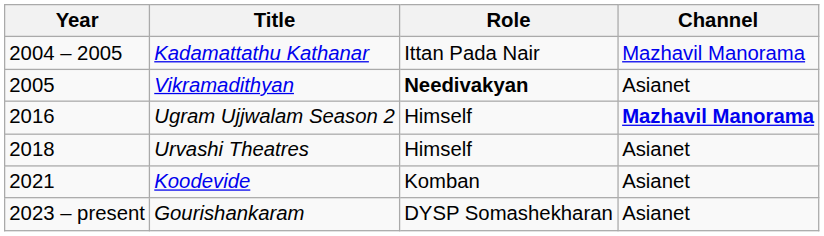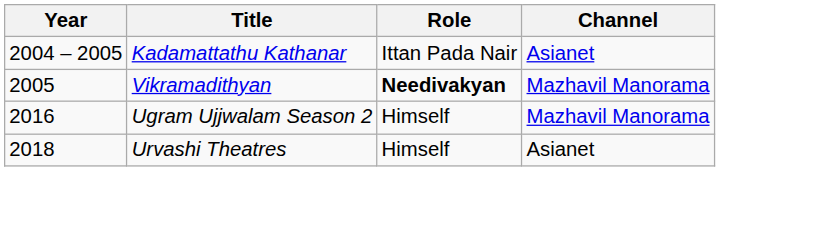(714, 52) Mazhavil Manorama -> (560, 52) Asianet
(656, 85) Asianet -> (618, 85) Mazhavil Manorama
(718, 117) bold -> (618, 117) normal
- row: (202, 181)
- row: (229, 213)
